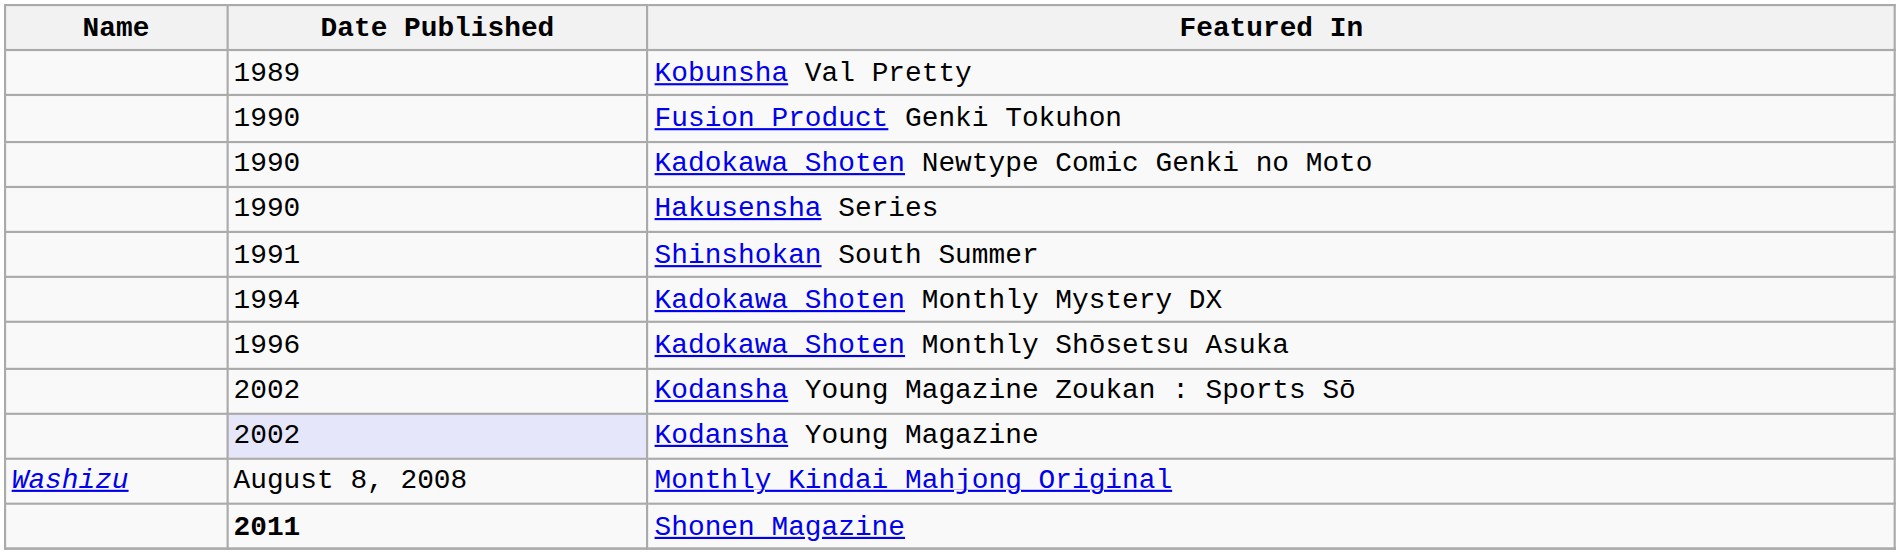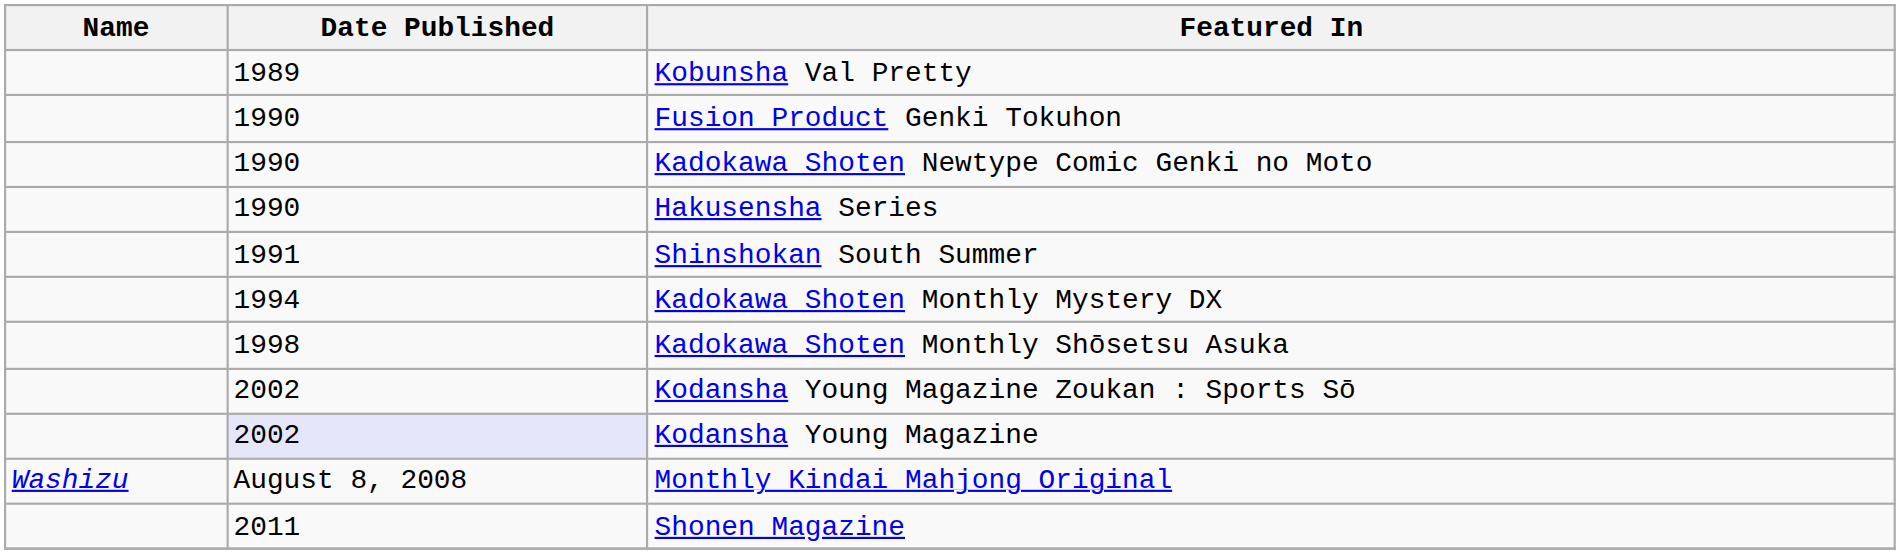(267, 345) 1996 -> (267, 345) 1998
(267, 526) bold -> (267, 526) normal
